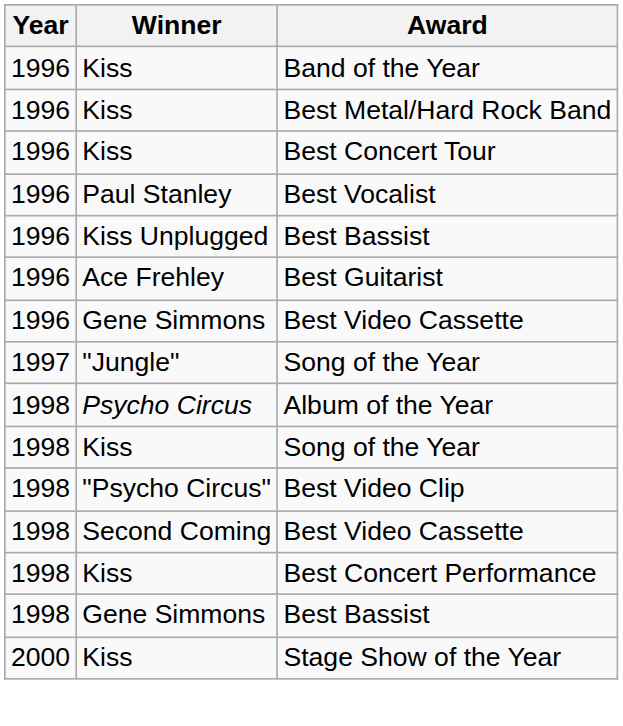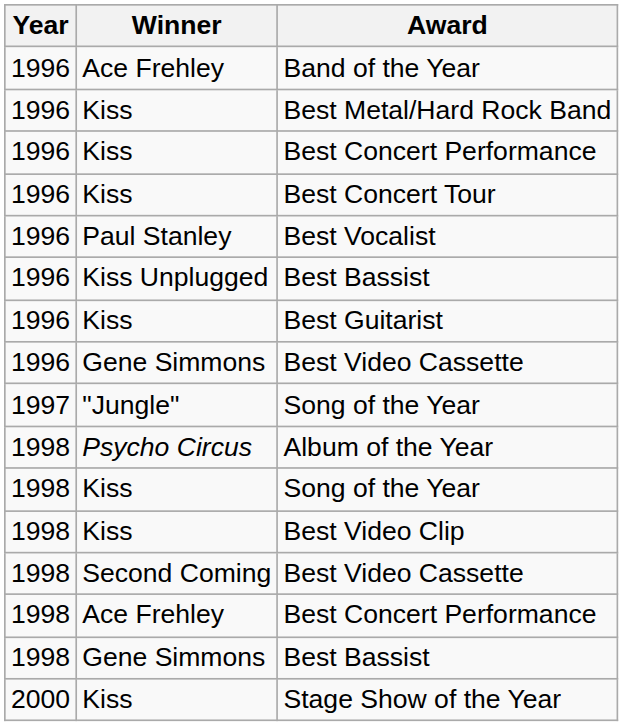(107, 67) Kiss -> (153, 67) Ace Frehley
+ row: (40, 151)
(153, 278) Ace Frehley -> (107, 320) Kiss
(177, 488) "Psycho Circus" -> (107, 531) Kiss
(107, 573) Kiss -> (153, 615) Ace Frehley
